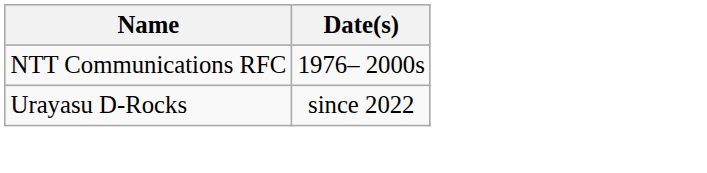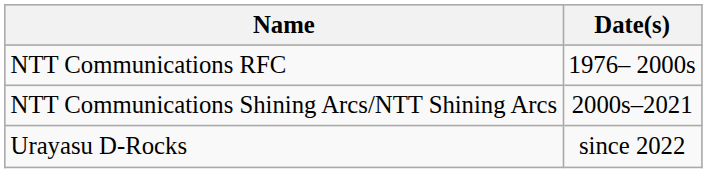+ row: (284, 105)
